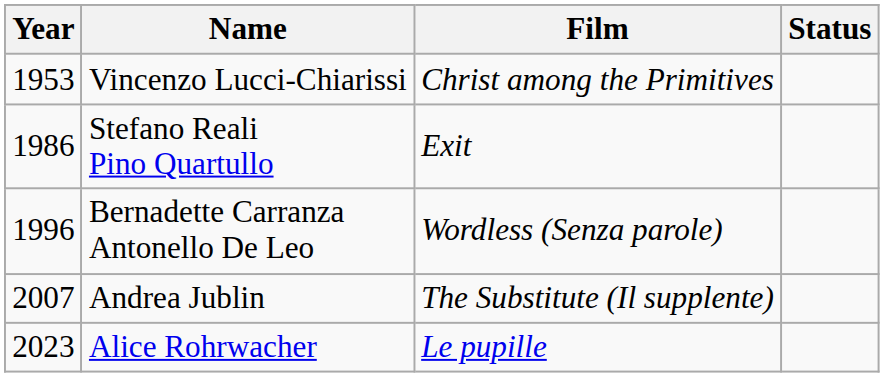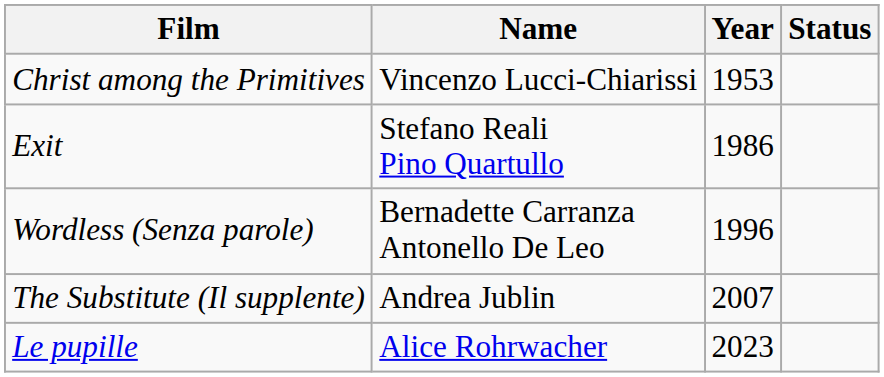columns swapped: (43, 29) <-> (598, 29)
